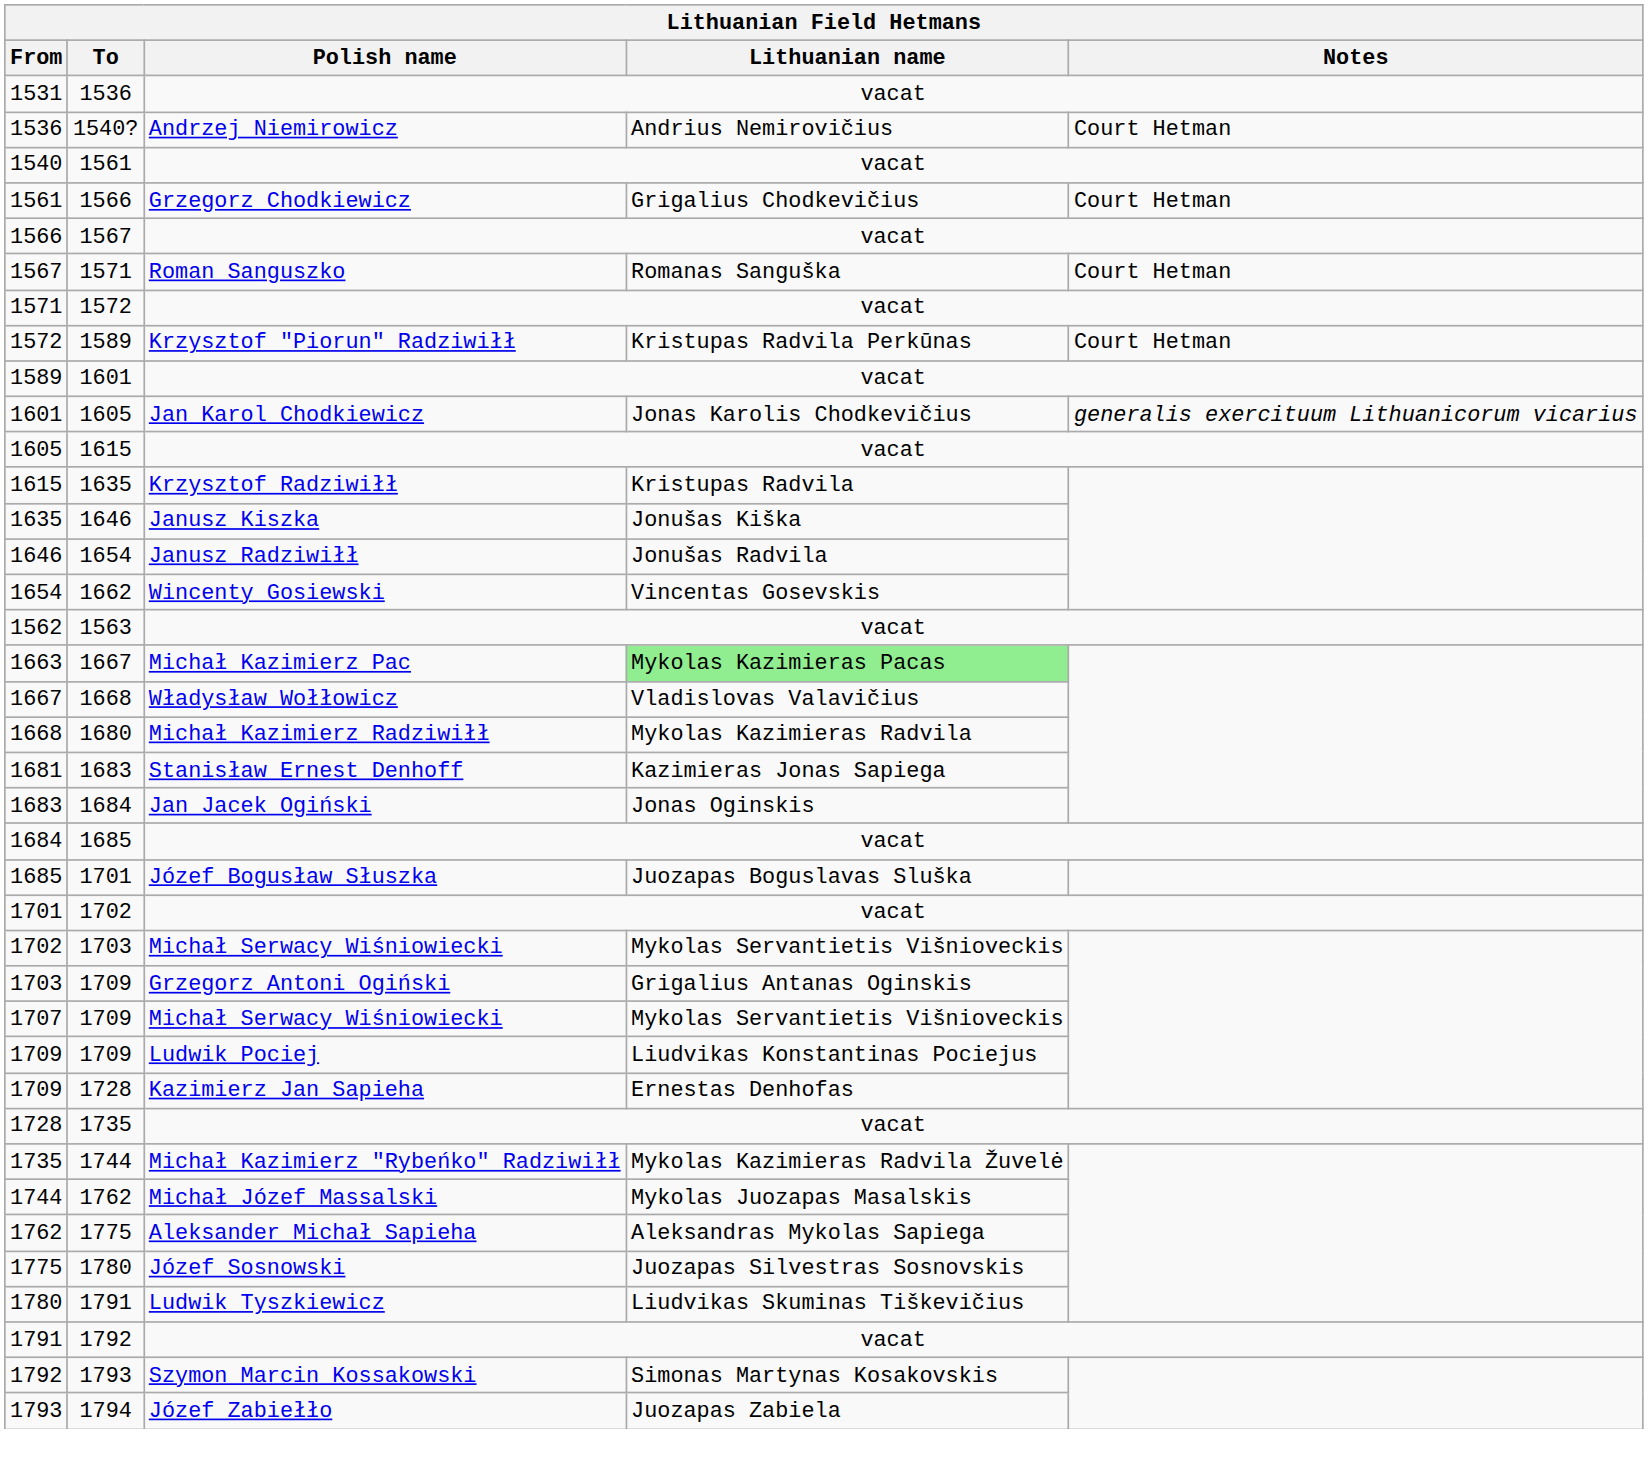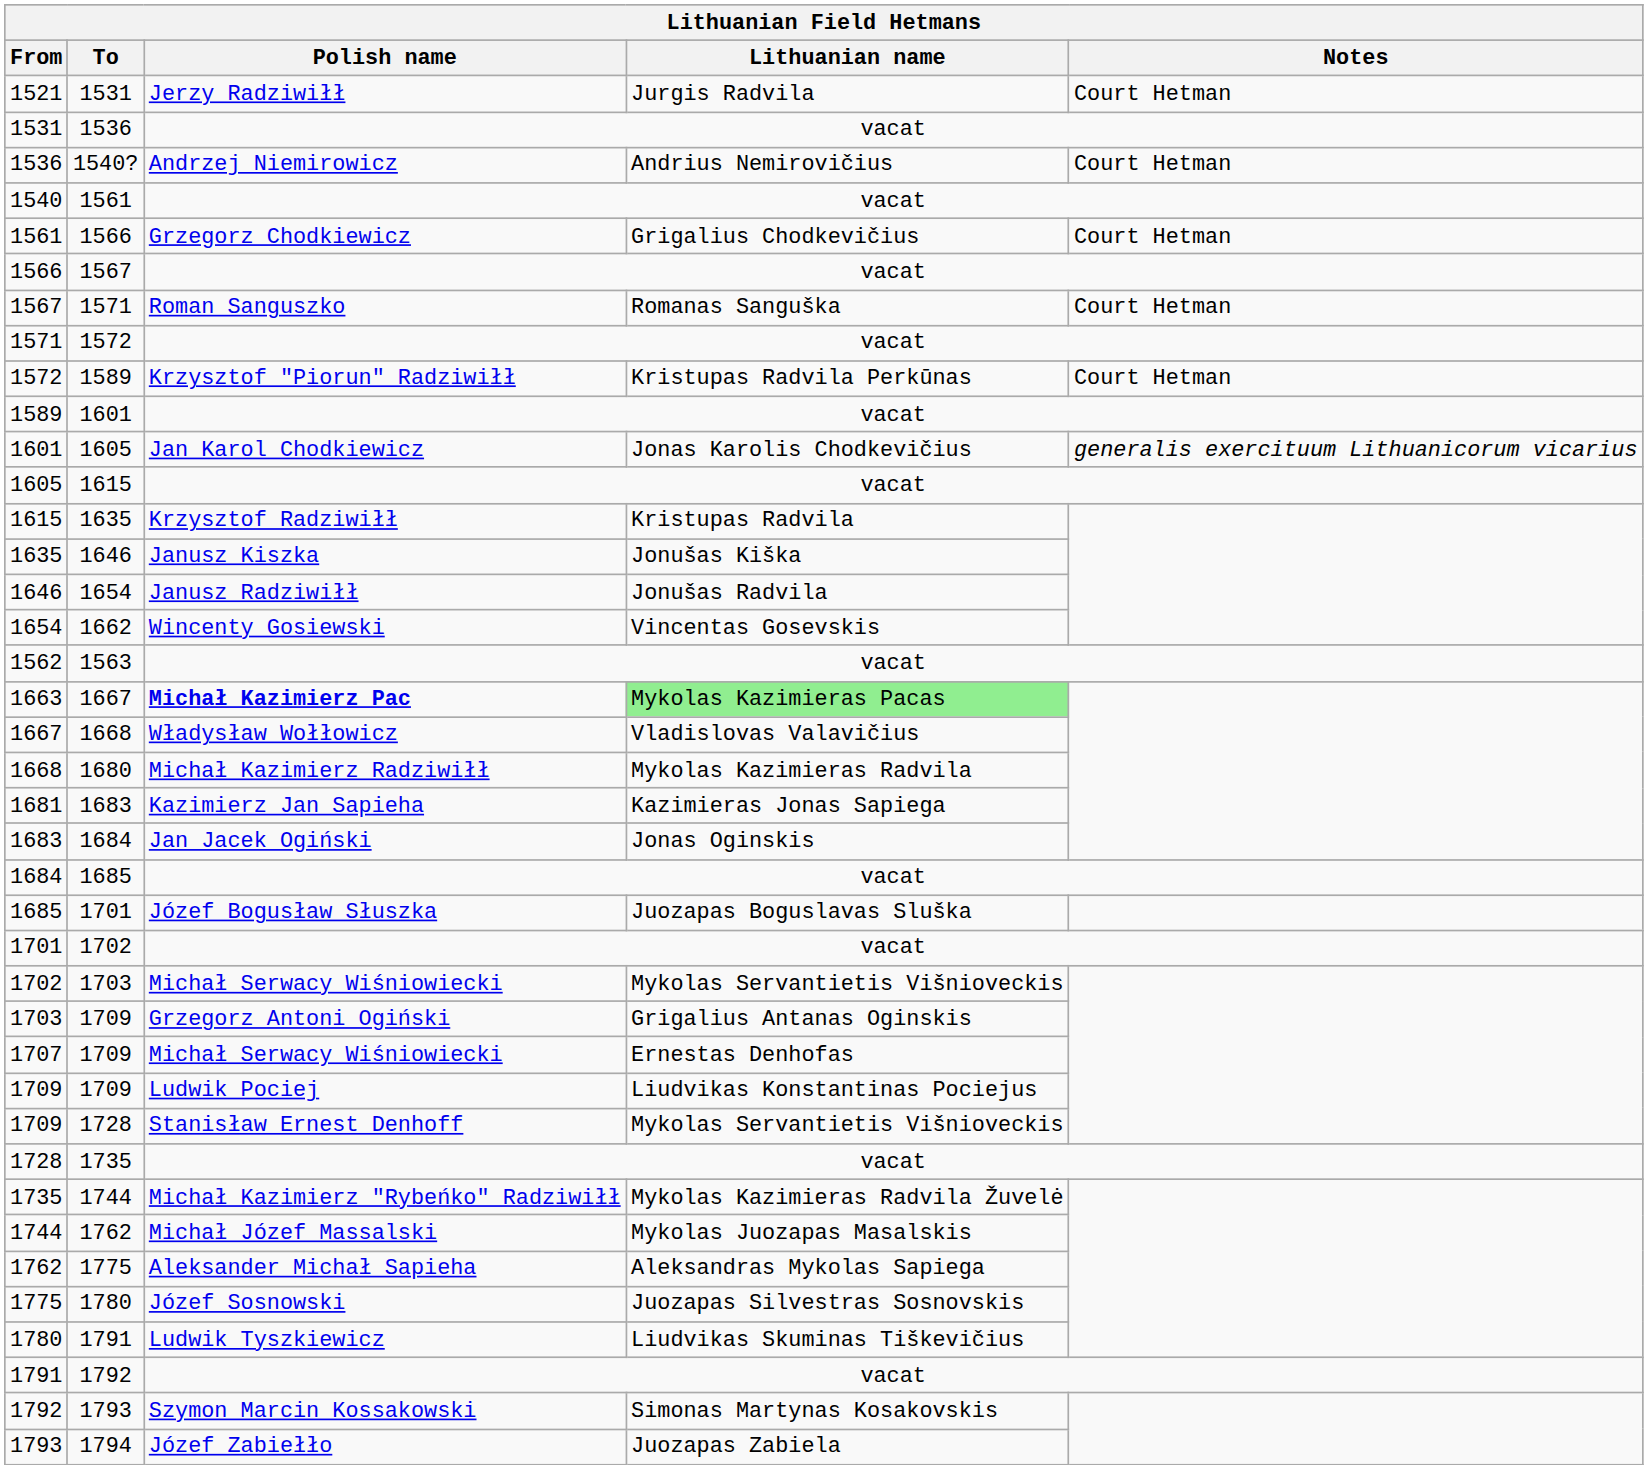+ row: (36, 94)
(280, 663) normal -> (280, 699) bold
(306, 770) Stanisław Ernest Denhoff -> (286, 806) Kazimierz Jan Sapieha
(847, 1019) Mykolas Servantietis Višnioveckis -> (742, 1055) Ernestas Denhofas
(286, 1090) Kazimierz Jan Sapieha -> (306, 1126) Stanisław Ernest Denhoff
(742, 1090) Ernestas Denhofas -> (847, 1126) Mykolas Servantietis Višnioveckis
